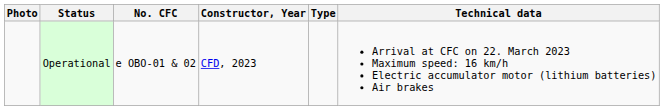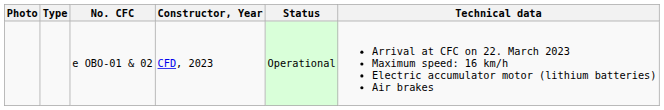columns swapped: (323, 13) <-> (77, 13)
